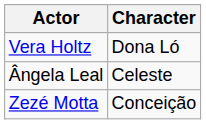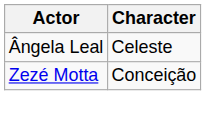- row: (50, 47)
